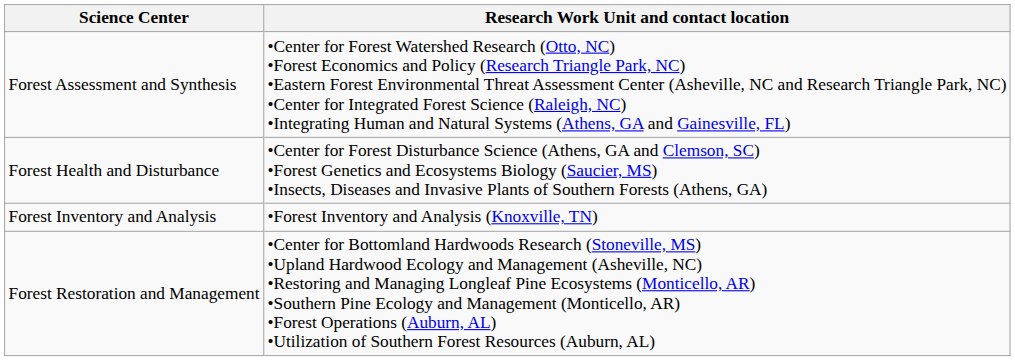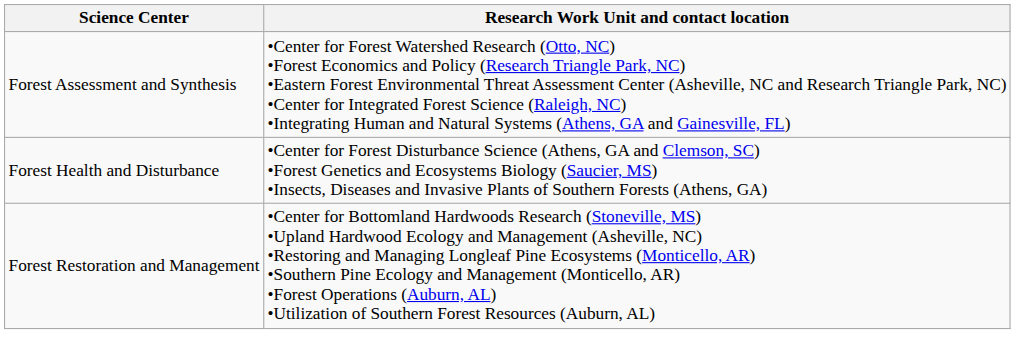- row: (112, 217)
